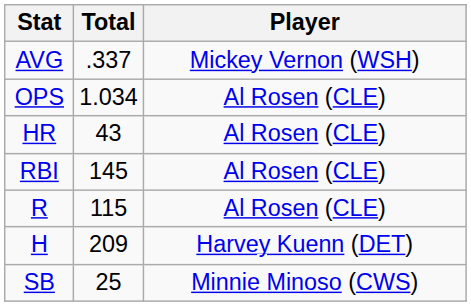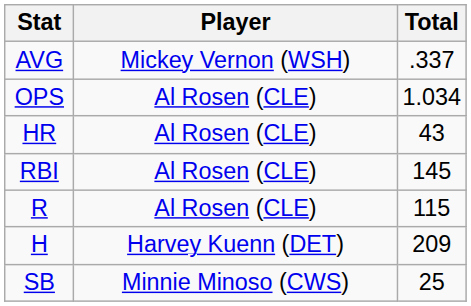columns swapped: (305, 23) <-> (109, 23)
